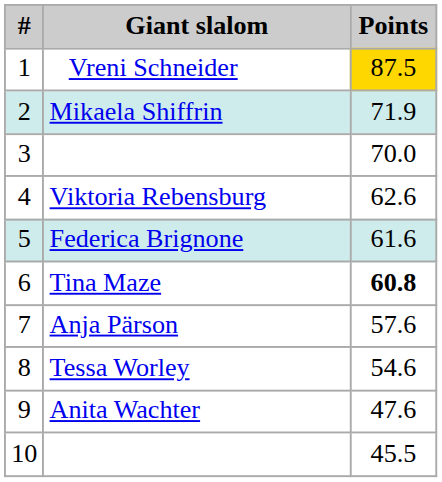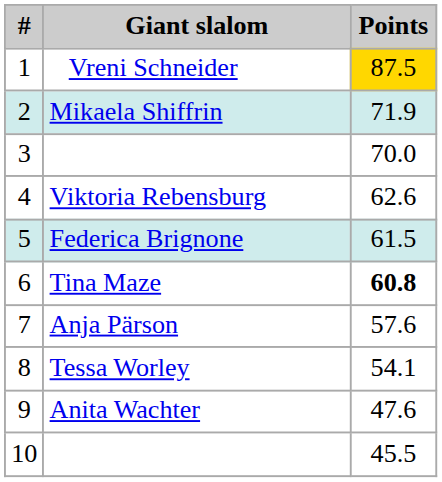(393, 239) 61.6 -> (393, 239) 61.5
(393, 367) 54.6 -> (393, 367) 54.1
